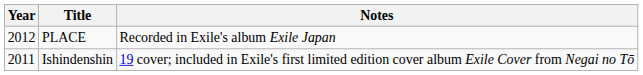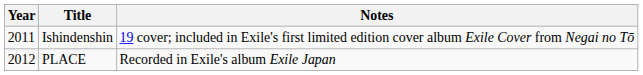rows swapped: (77, 59) <-> (64, 37)
